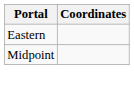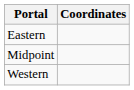+ row: (28, 74)
